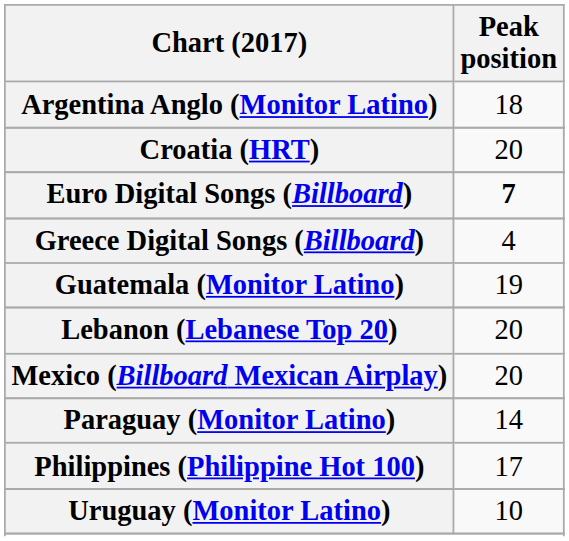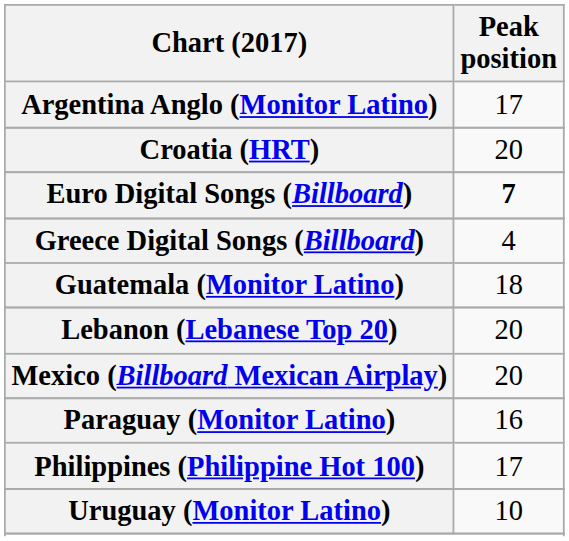(509, 104) 18 -> (509, 104) 17
(509, 284) 19 -> (509, 284) 18
(509, 420) 14 -> (509, 420) 16
